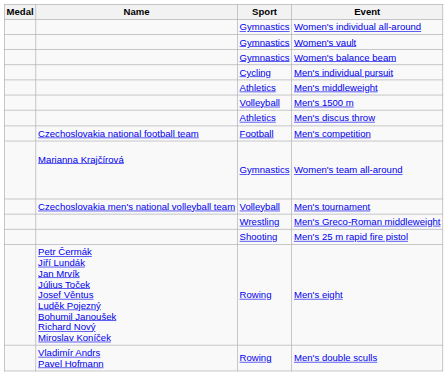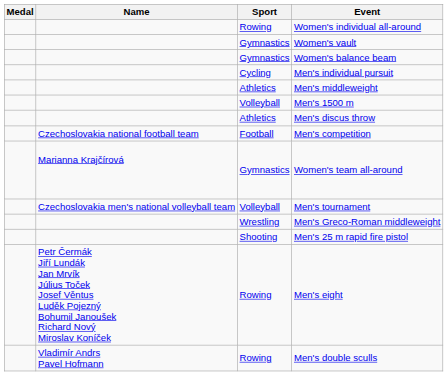(265, 27) Gymnastics -> (256, 27) Rowing
